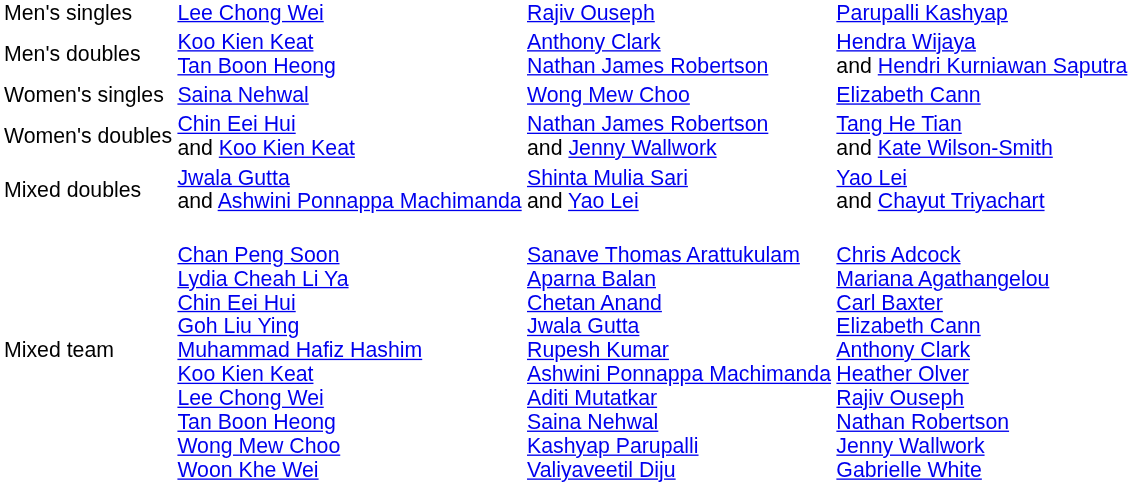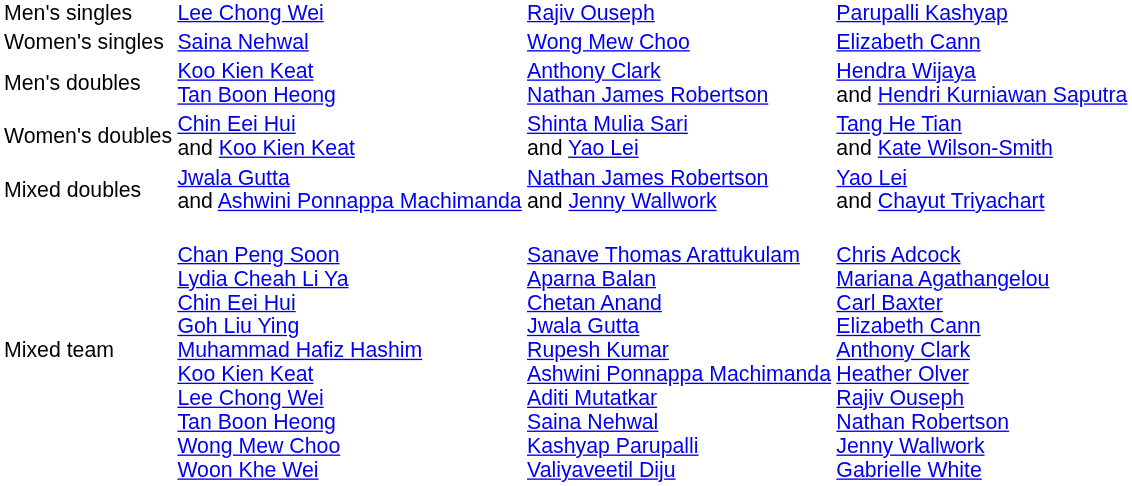rows swapped: (72, 54) <-> (84, 95)
(648, 136) Nathan James Robertson and Jenny Wallwork -> (607, 136) Shinta Mulia Sari and Yao Lei
(607, 189) Shinta Mulia Sari and Yao Lei -> (648, 189) Nathan James Robertson and Jenny Wallwork
